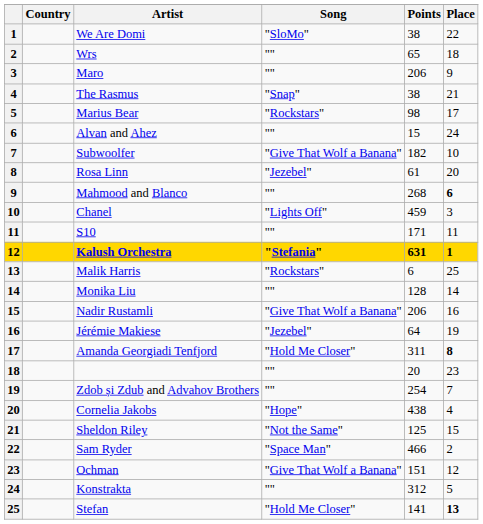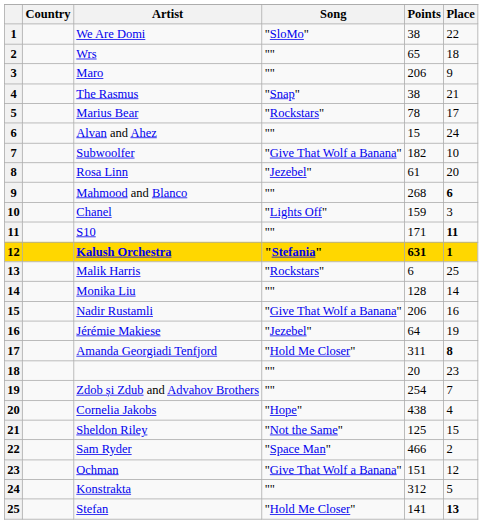(414, 113) 98 -> (414, 113) 78
(417, 212) 459 -> (417, 212) 159
(452, 232) normal -> (452, 232) bold
